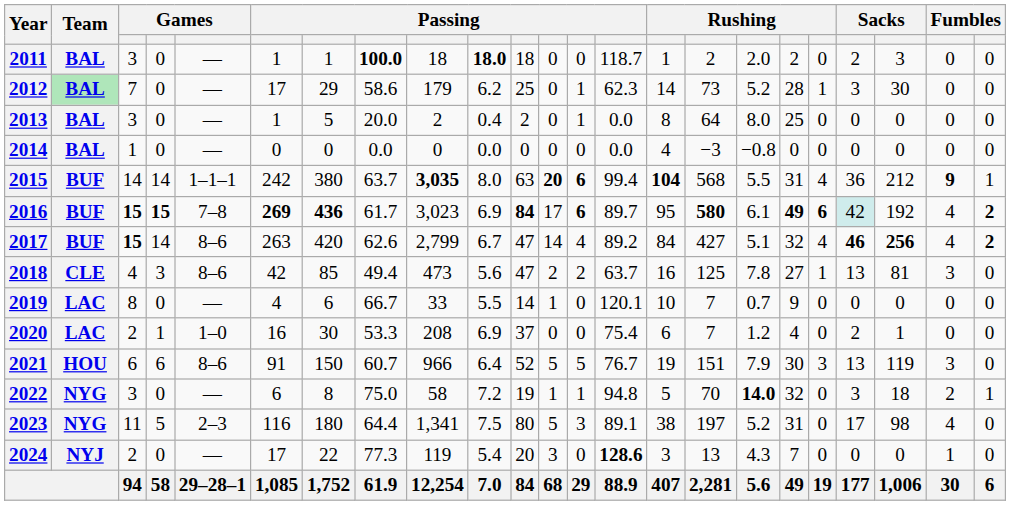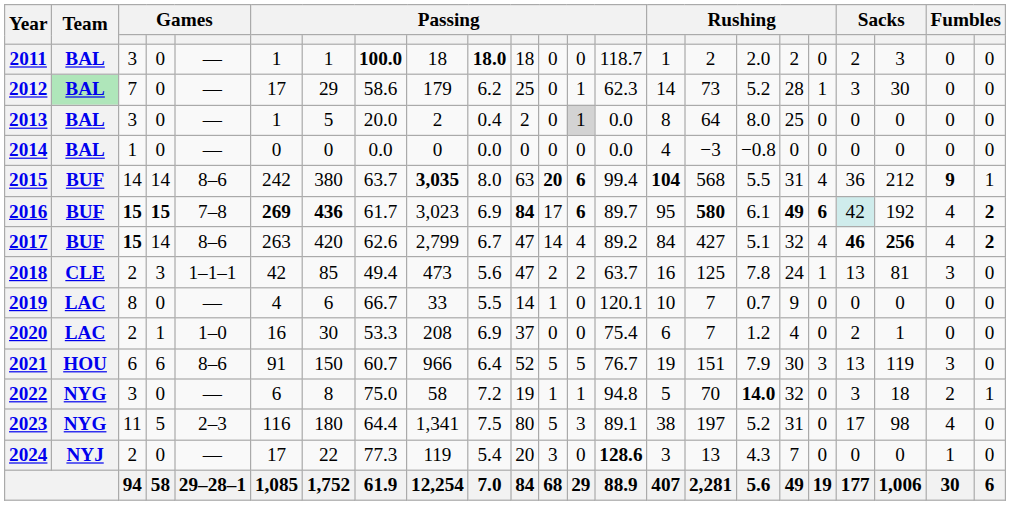(581, 119) no background -> (581, 119) lightgrey background
(212, 180) 1–1–1 -> (212, 180) 8–6
(132, 272) 4 -> (132, 272) 2
(212, 272) 8–6 -> (212, 272) 1–1–1
(794, 272) 27 -> (794, 272) 24
